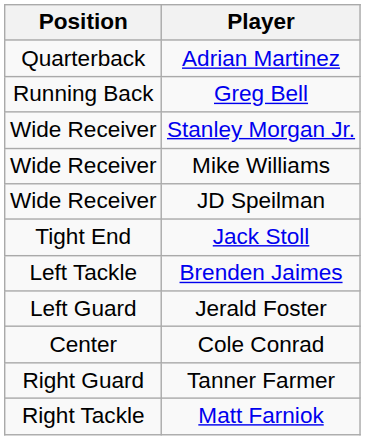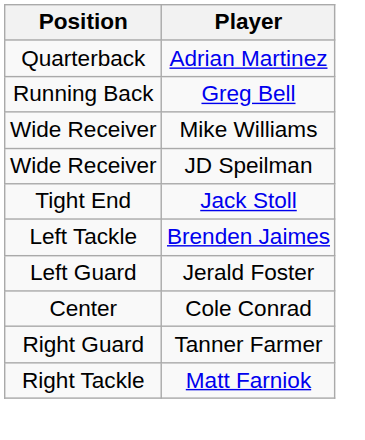- row: (261, 129)
